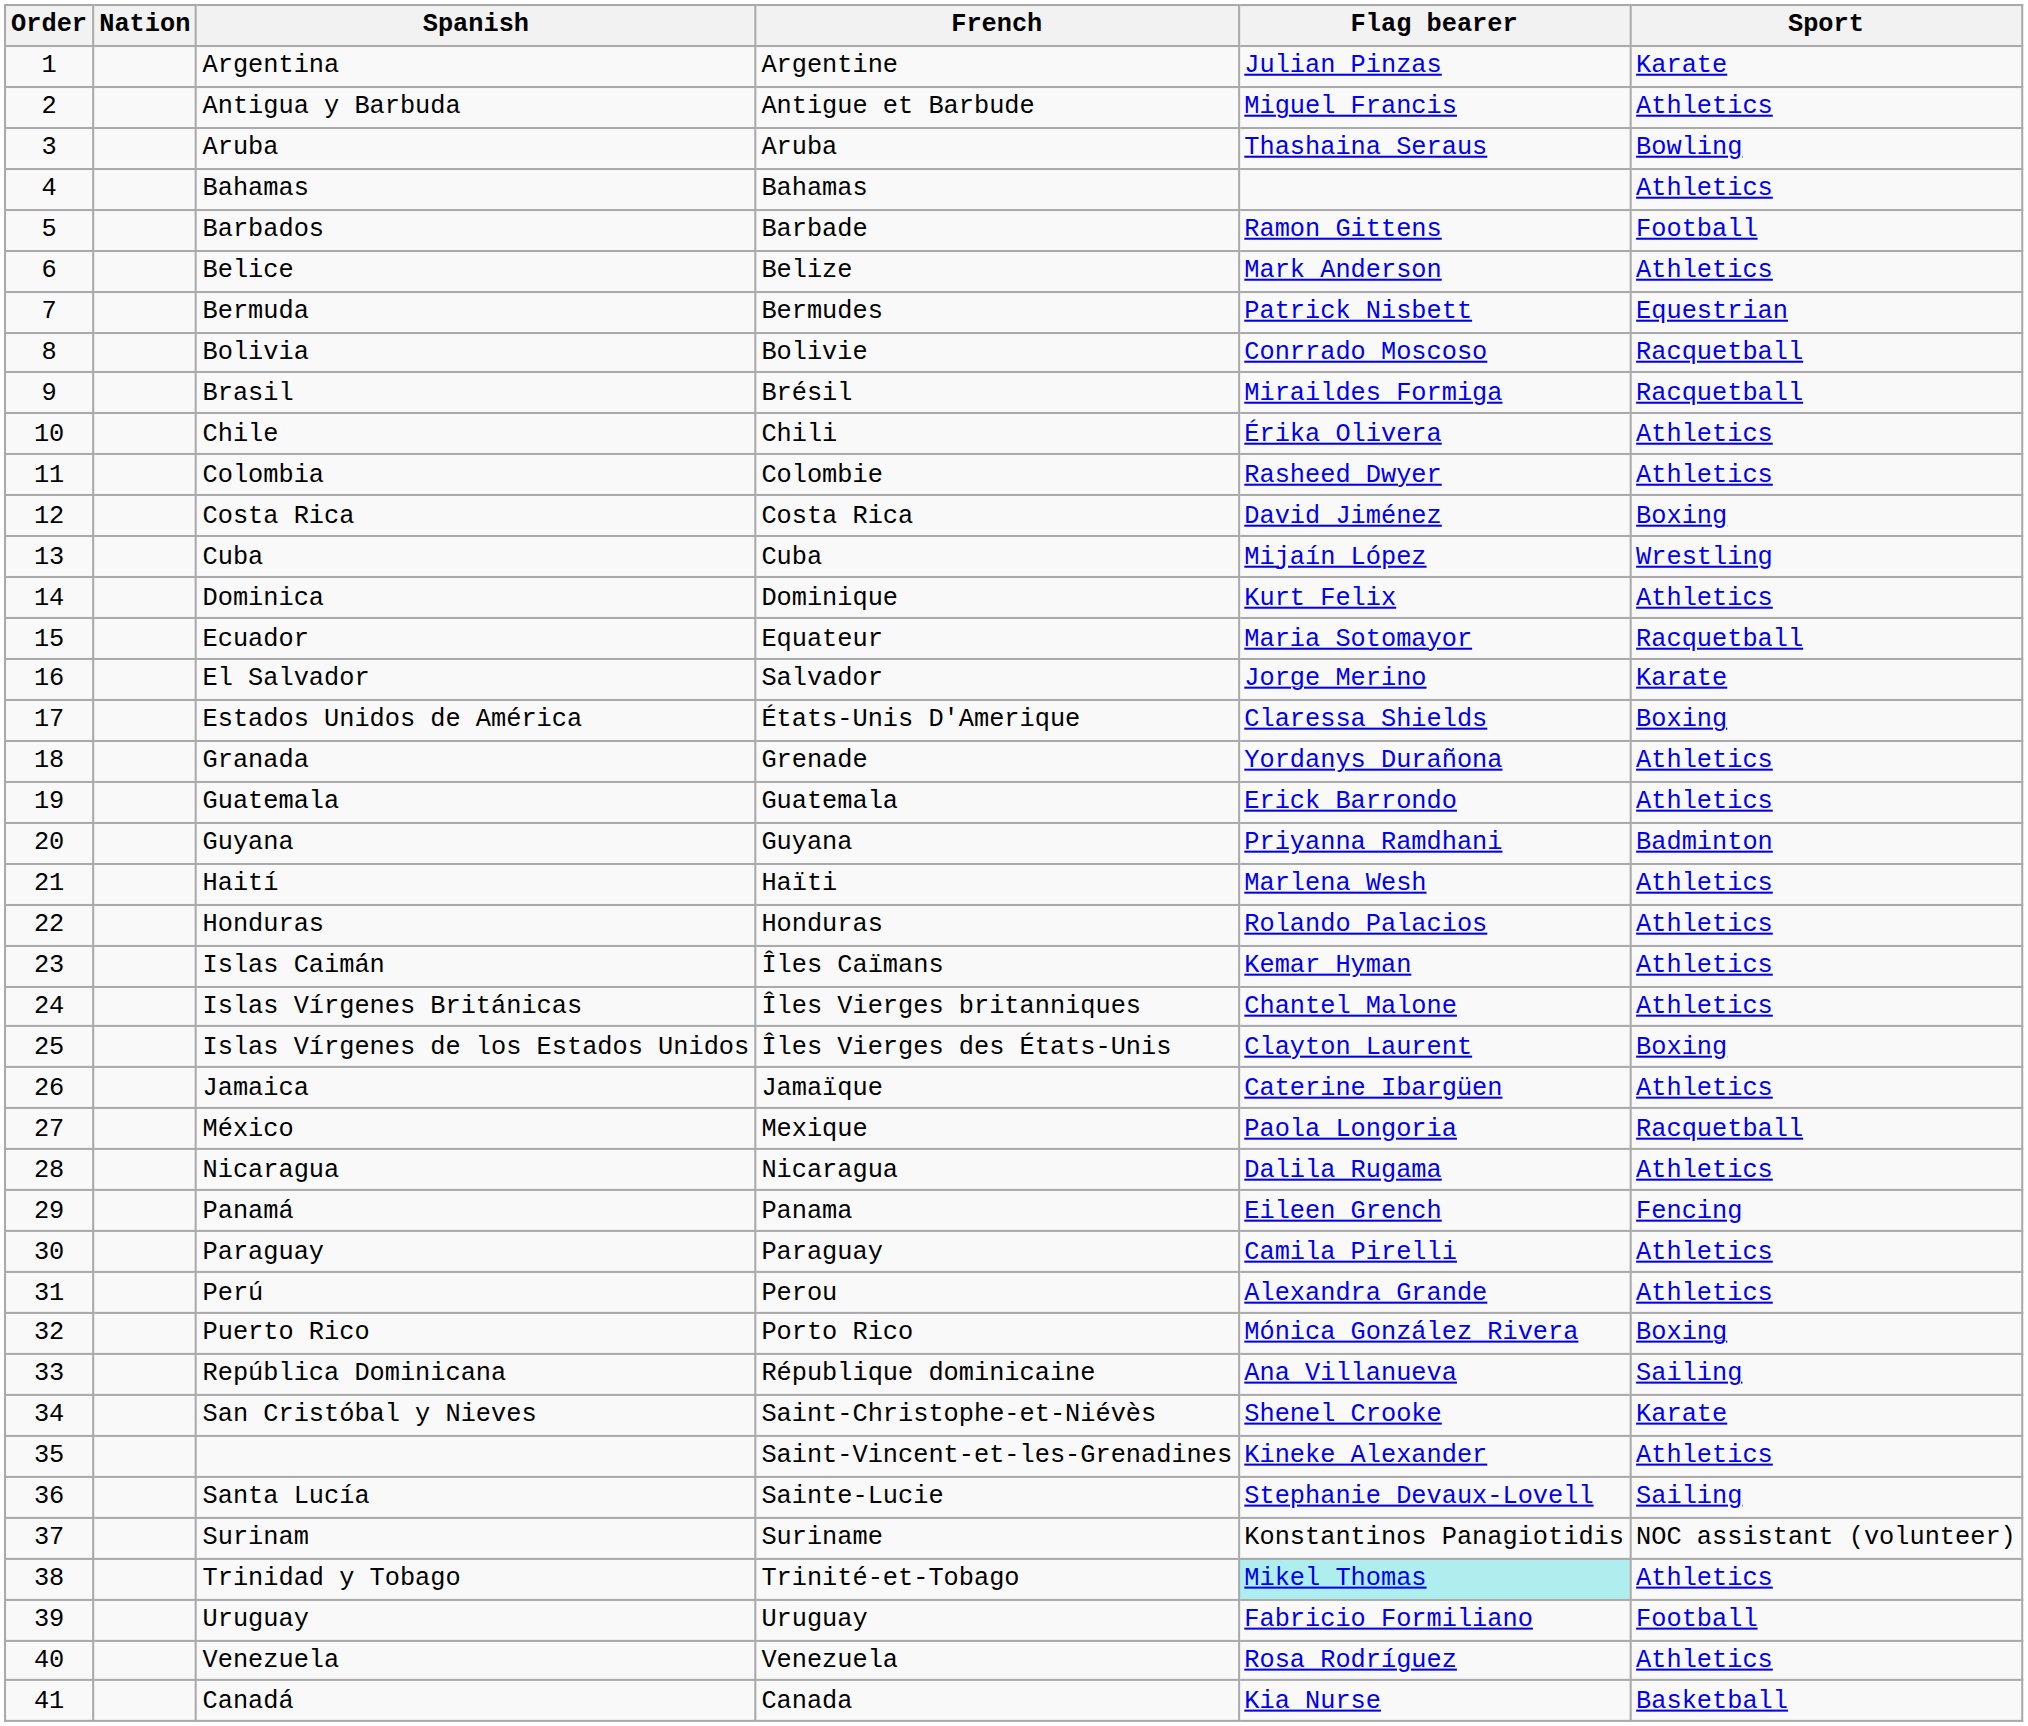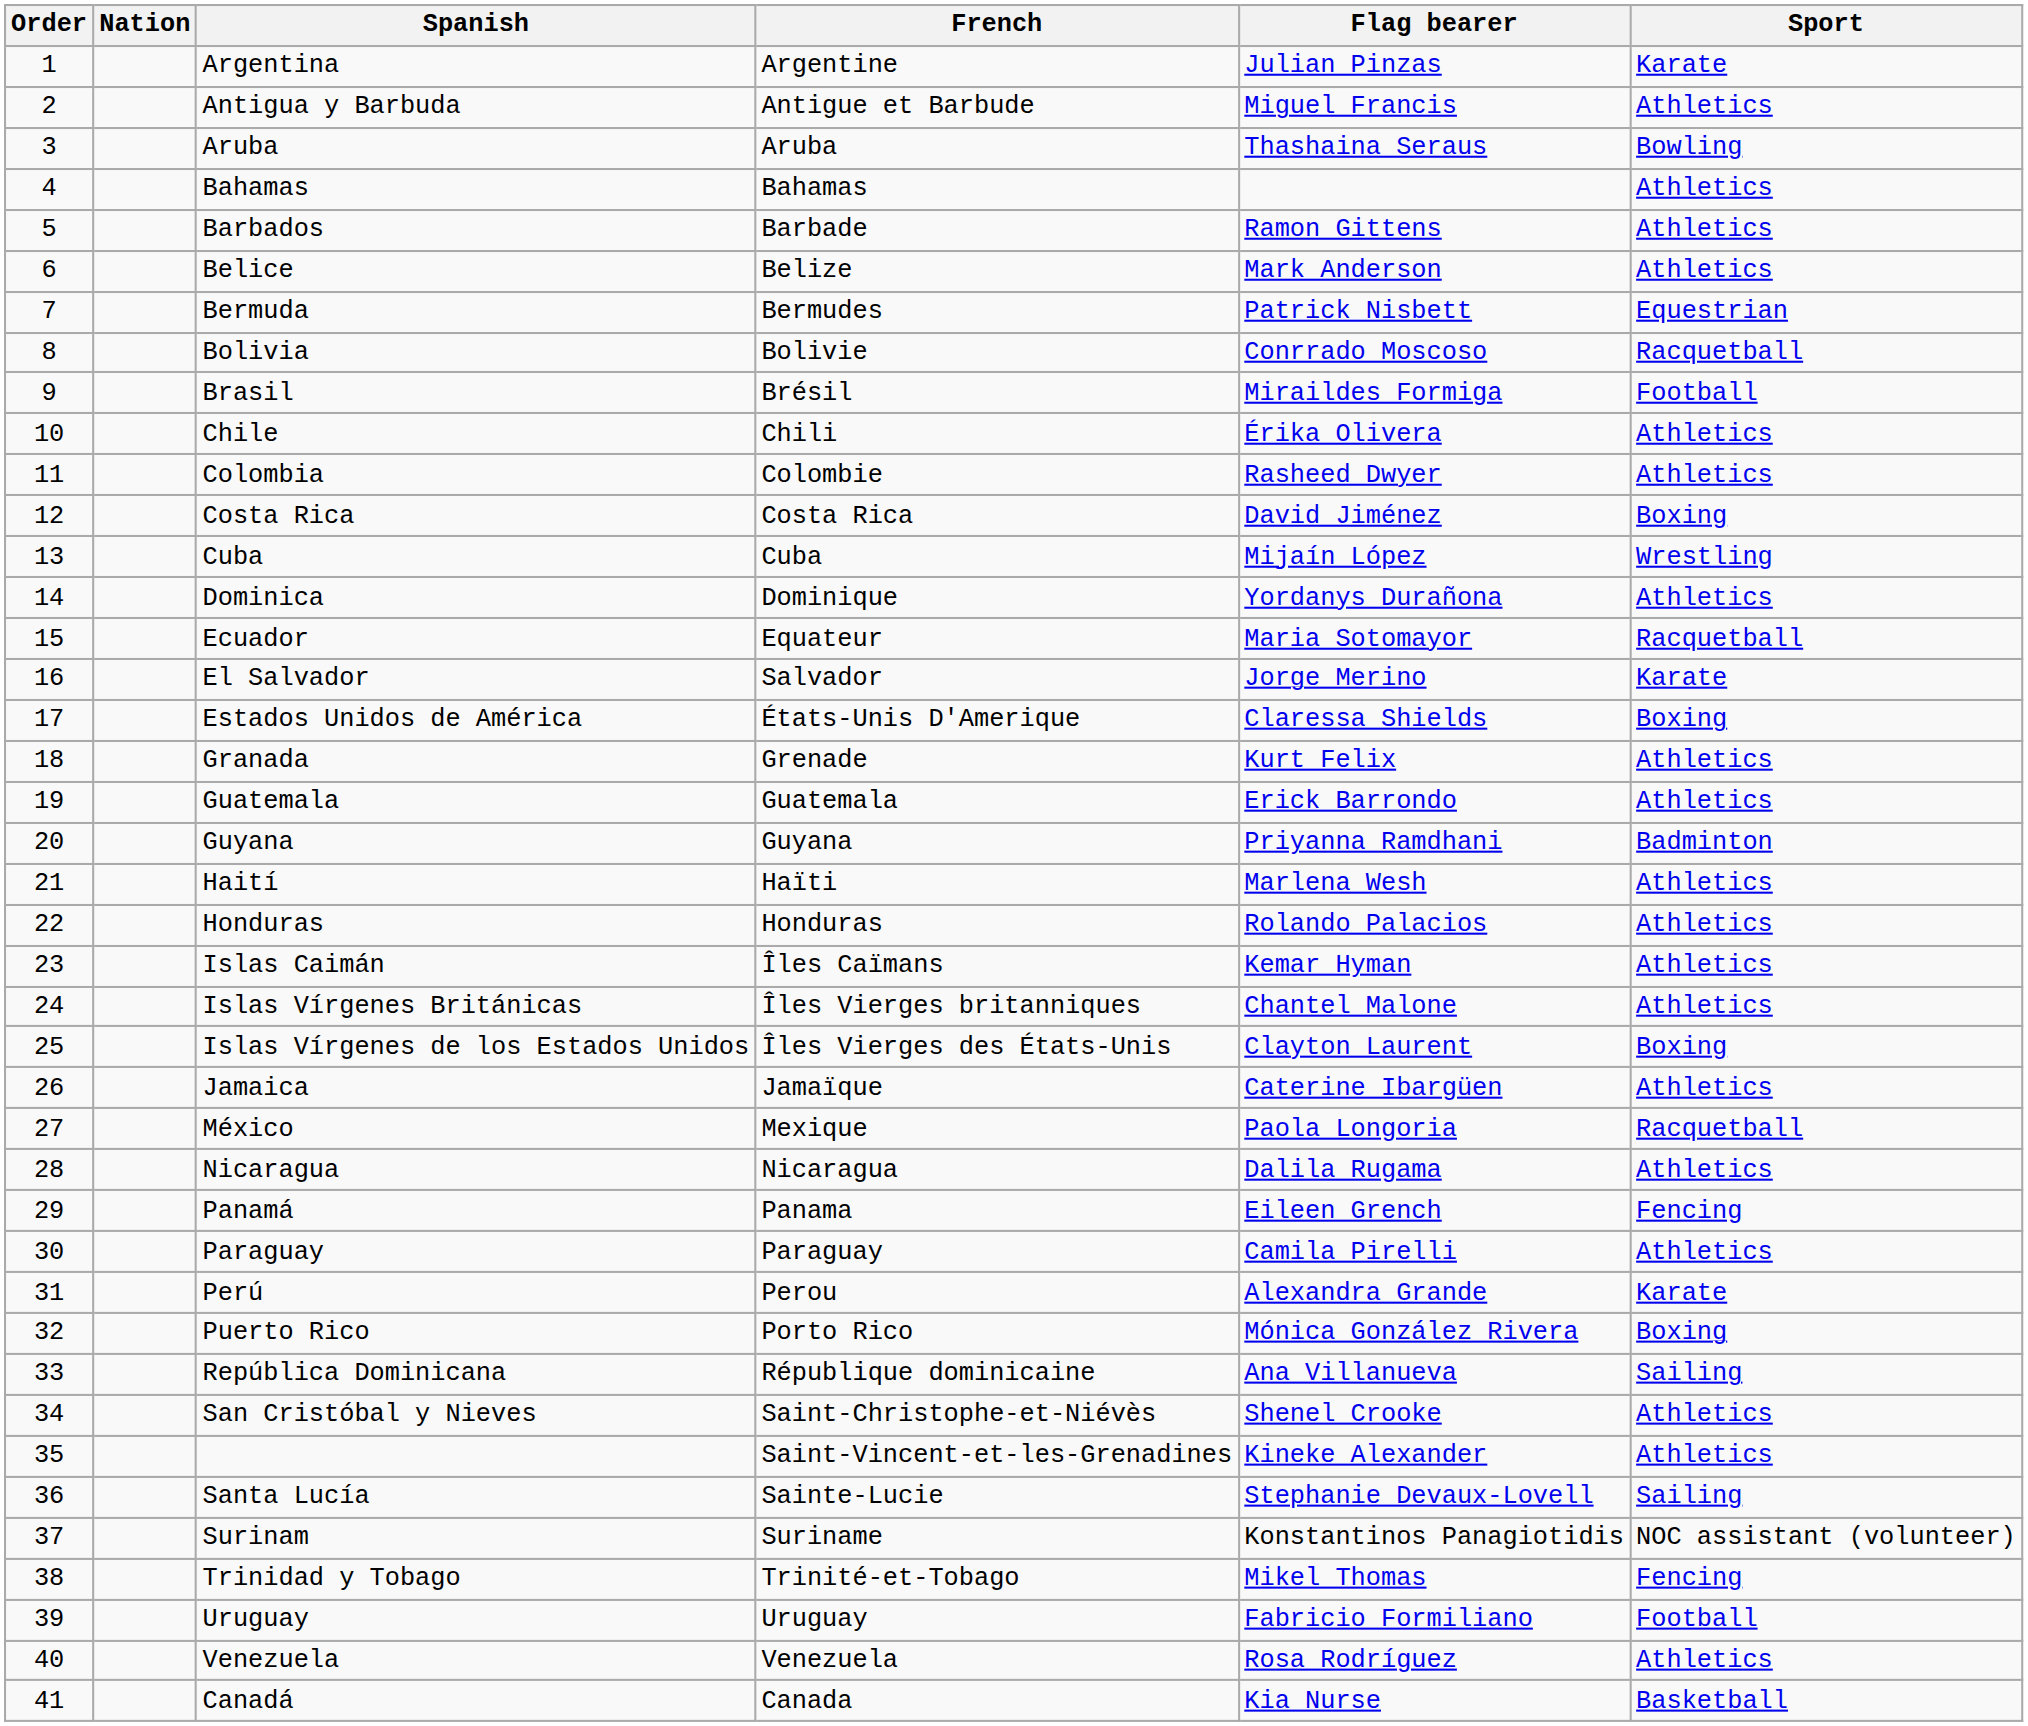(1697, 230) Football -> (1704, 230) Athletics
(1720, 394) Racquetball -> (1697, 394) Football
(1320, 598) Kurt Felix -> (1373, 598) Yordanys Durañona
(1373, 761) Yordanys Durañona -> (1320, 761) Kurt Felix
(1704, 1293) Athletics -> (1682, 1293) Karate
(1682, 1415) Karate -> (1704, 1415) Athletics
(1335, 1579) paleturquoise background -> (1335, 1579) no background
(1704, 1579) Athletics -> (1689, 1579) Fencing
